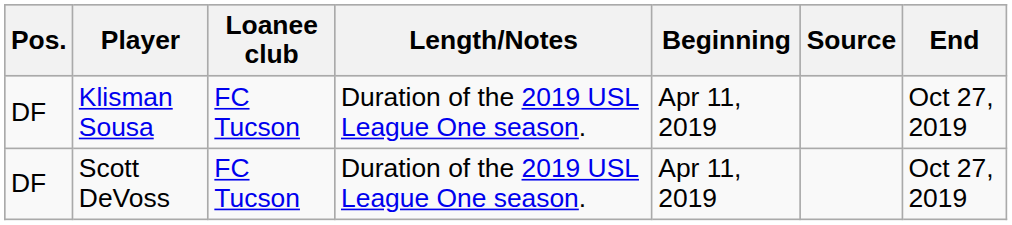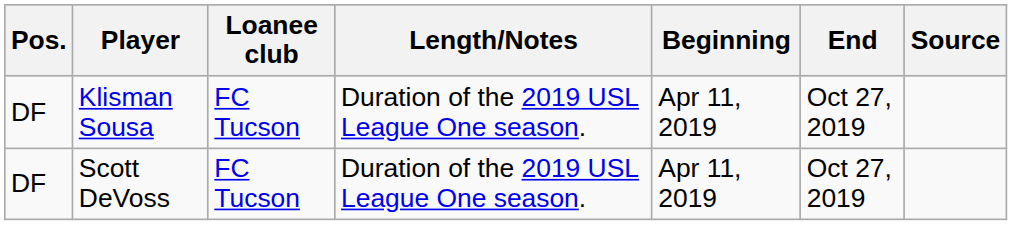columns swapped: (954, 40) <-> (851, 40)
